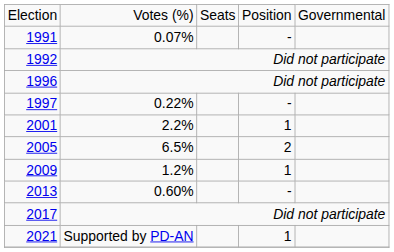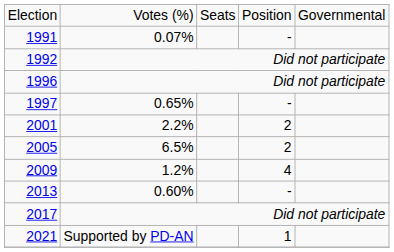(174, 103) 0.22% -> (174, 103) 0.65%
(288, 125) 1 -> (288, 125) 2
(288, 170) 1 -> (288, 170) 4
